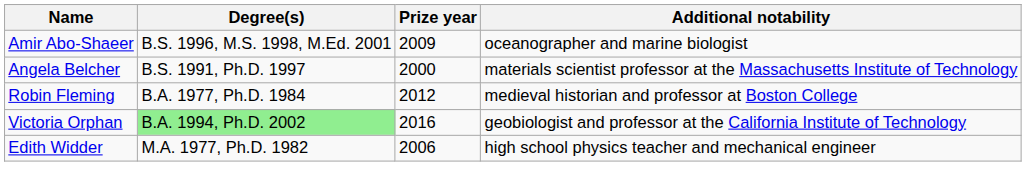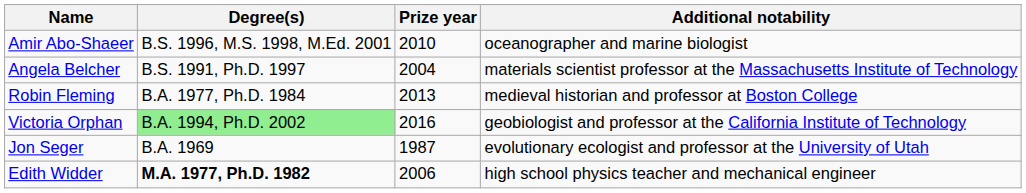(417, 43) 2009 -> (417, 43) 2010
(417, 69) 2000 -> (417, 69) 2004
(417, 95) 2012 -> (417, 95) 2013
+ row: (46, 148)
(225, 148) normal -> (226, 174) bold
